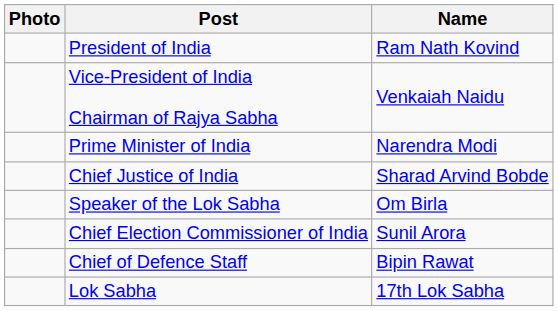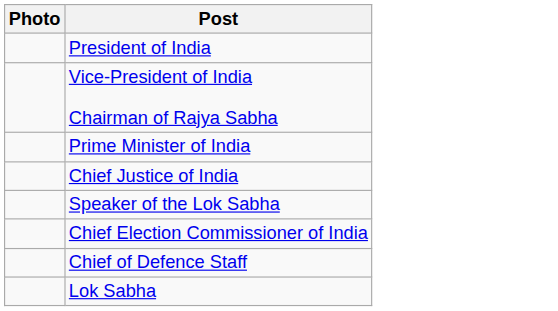- column: (463, 18)
